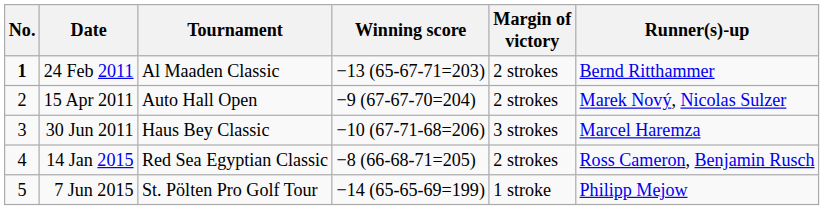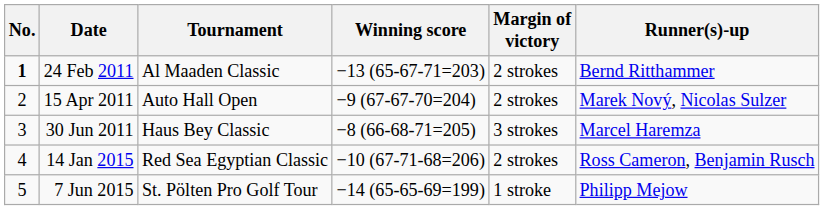(411, 130) −10 (67-71-68=206) -> (406, 130) −8 (66-68-71=205)
(406, 160) −8 (66-68-71=205) -> (411, 160) −10 (67-71-68=206)
